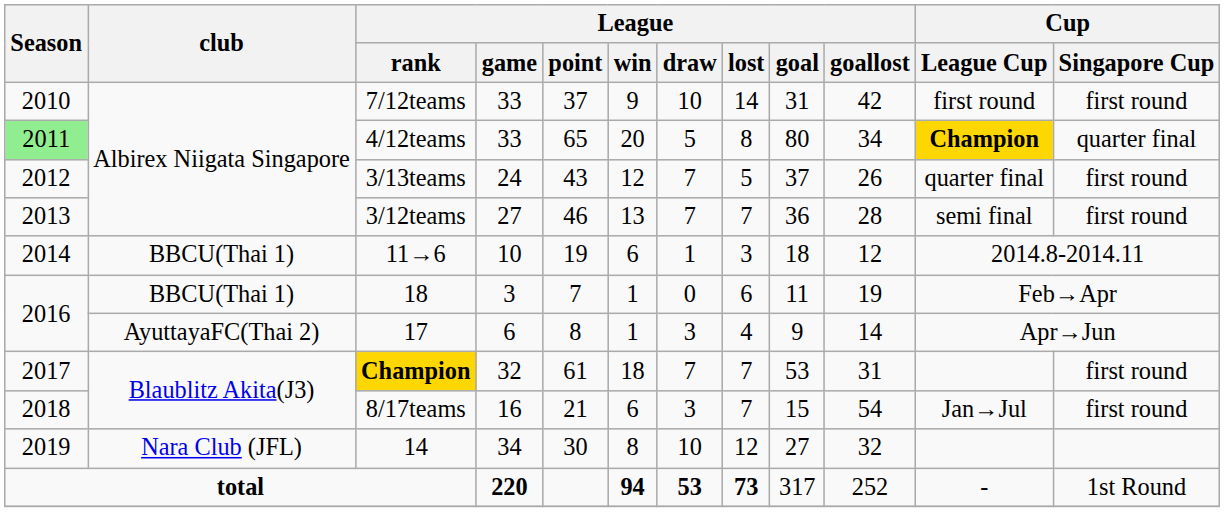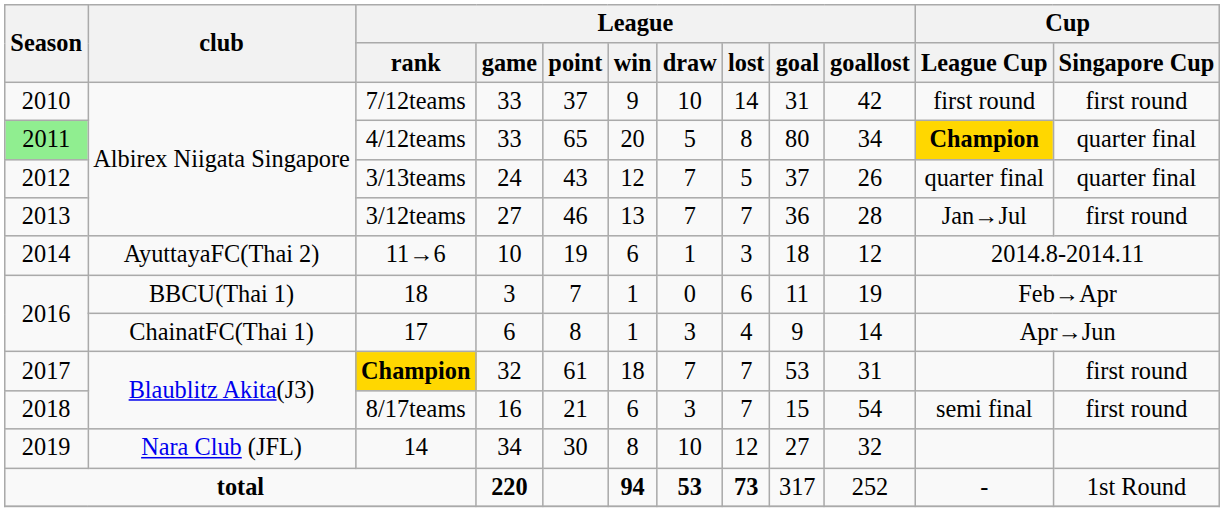(1136, 178) first round -> (1136, 178) quarter final
(984, 216) semi final -> (984, 216) Jan→Jul
(222, 255) BBCU(Thai 1) -> (222, 255) AyuttayaFC(Thai 2)
(222, 332) AyuttayaFC(Thai 2) -> (222, 332) ChainatFC(Thai 1)
(984, 409) Jan→Jul -> (984, 409) semi final
